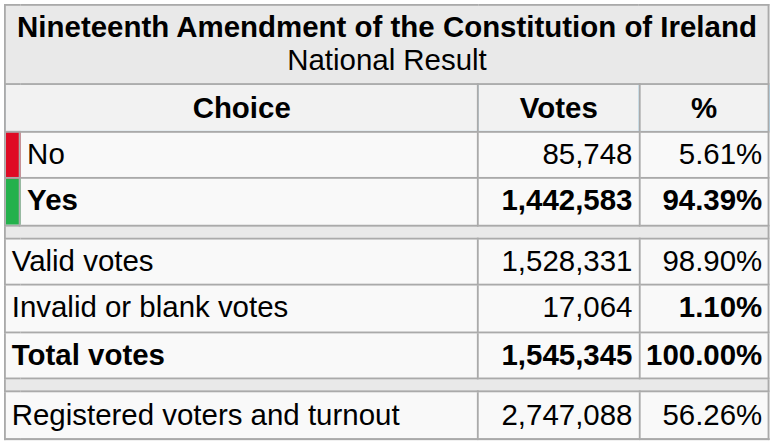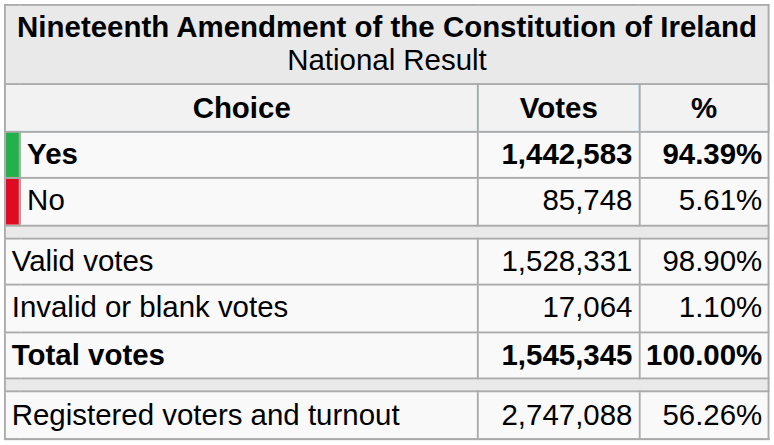rows swapped: (53, 201) <-> (46, 154)
(721, 307) bold -> (721, 307) normal
